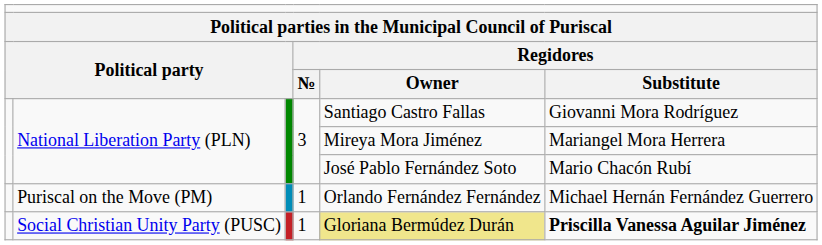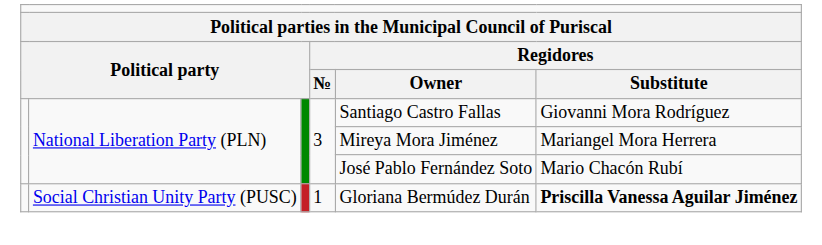- row: (115, 197)
(419, 225) khaki background -> (435, 197) no background
